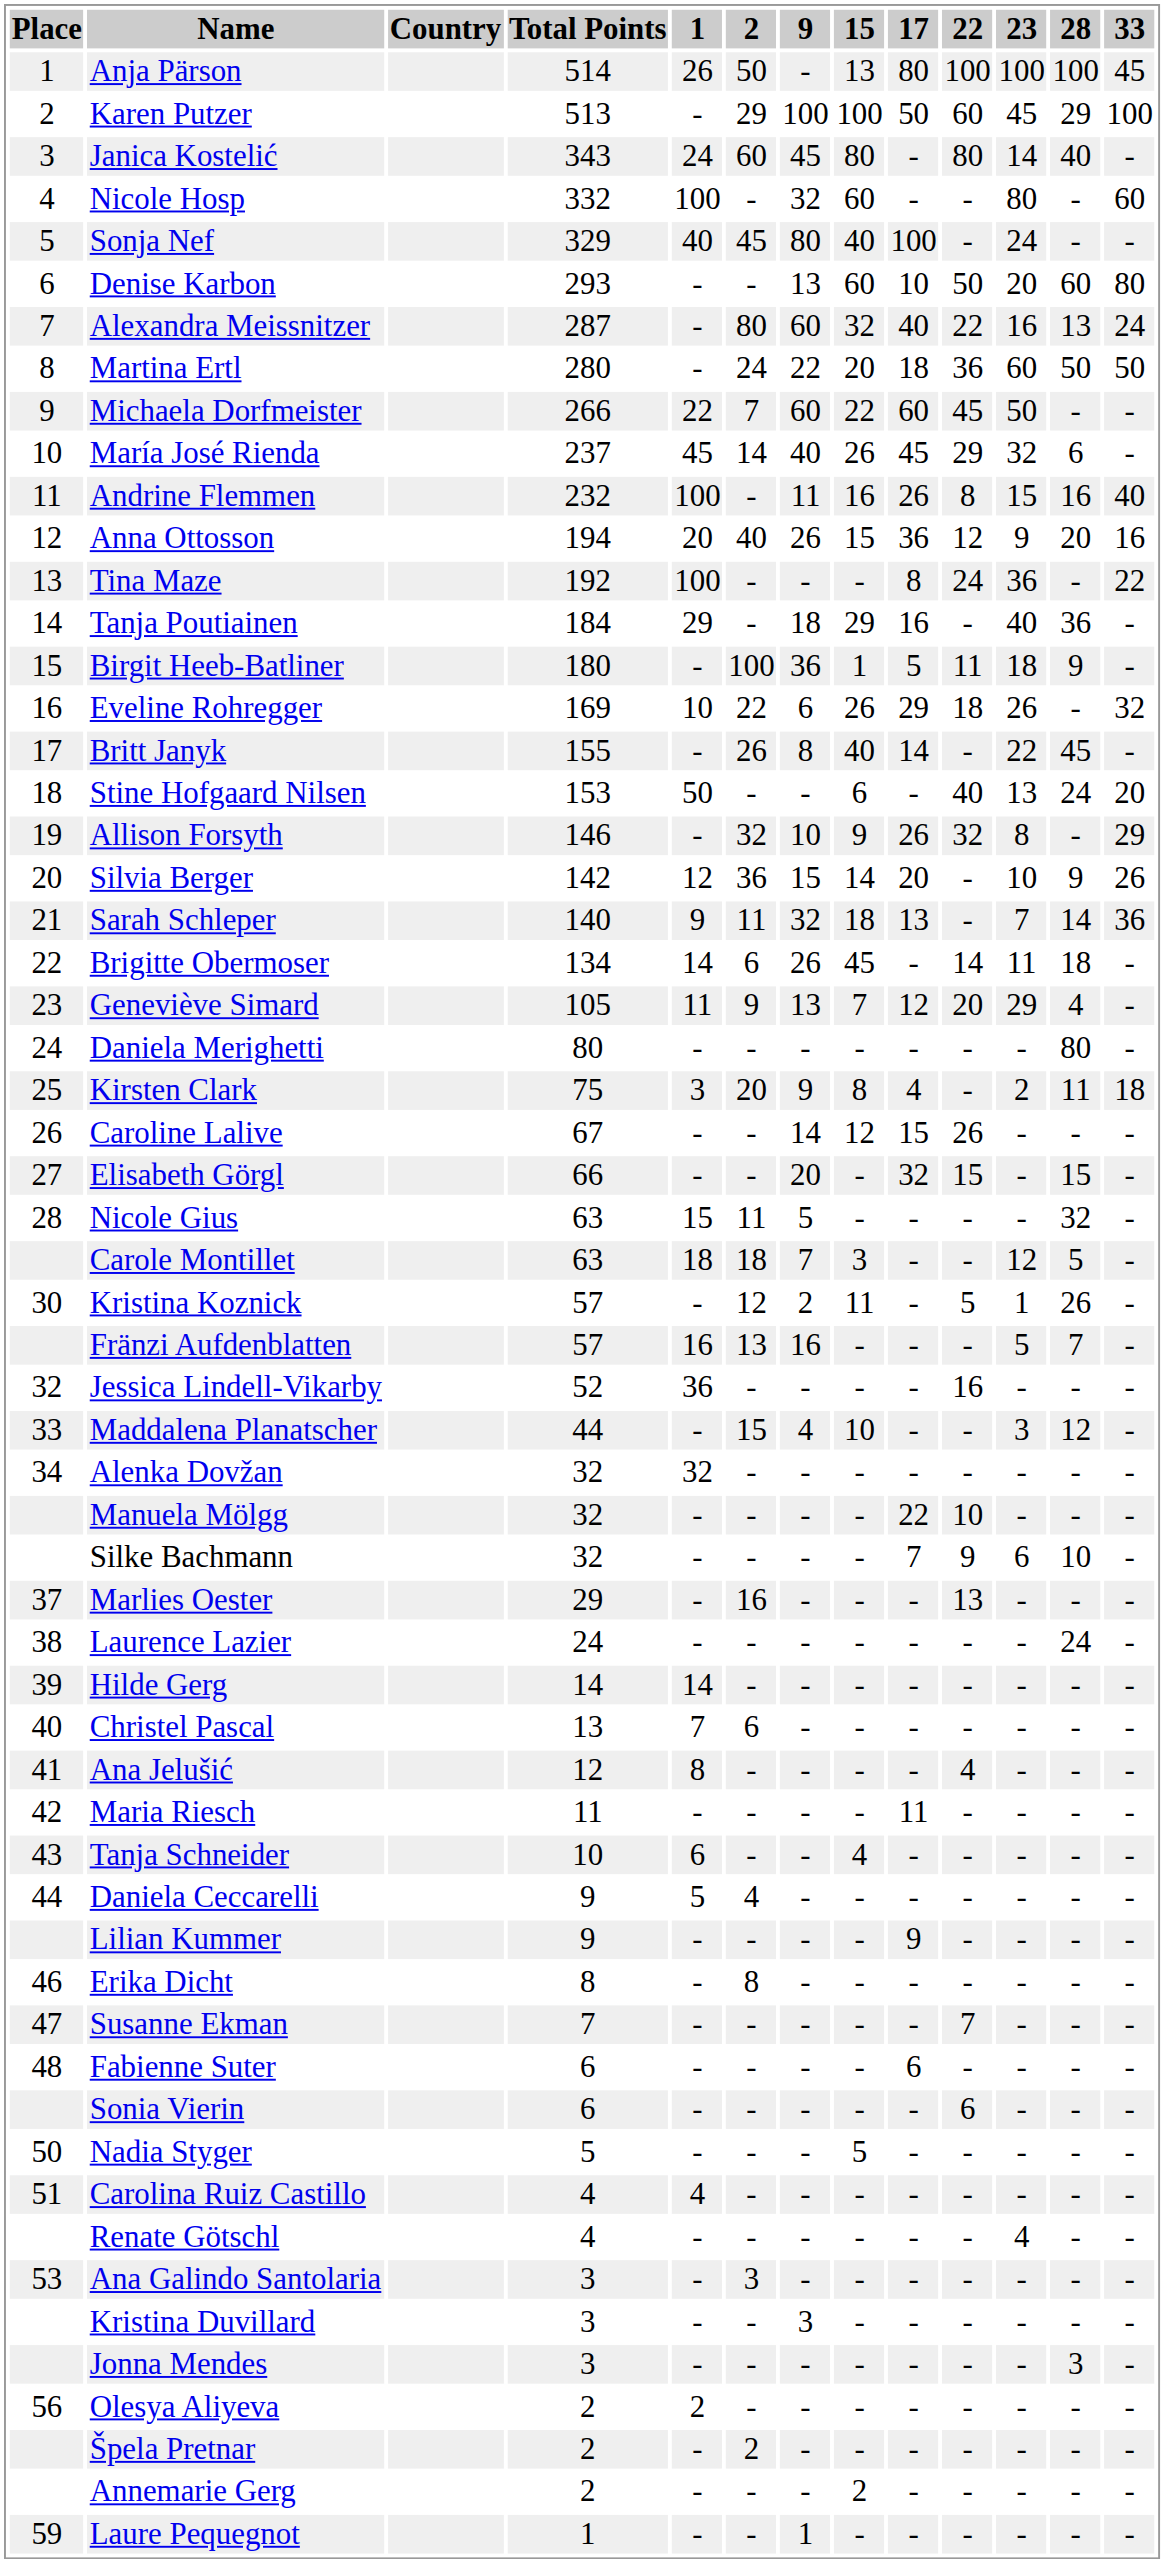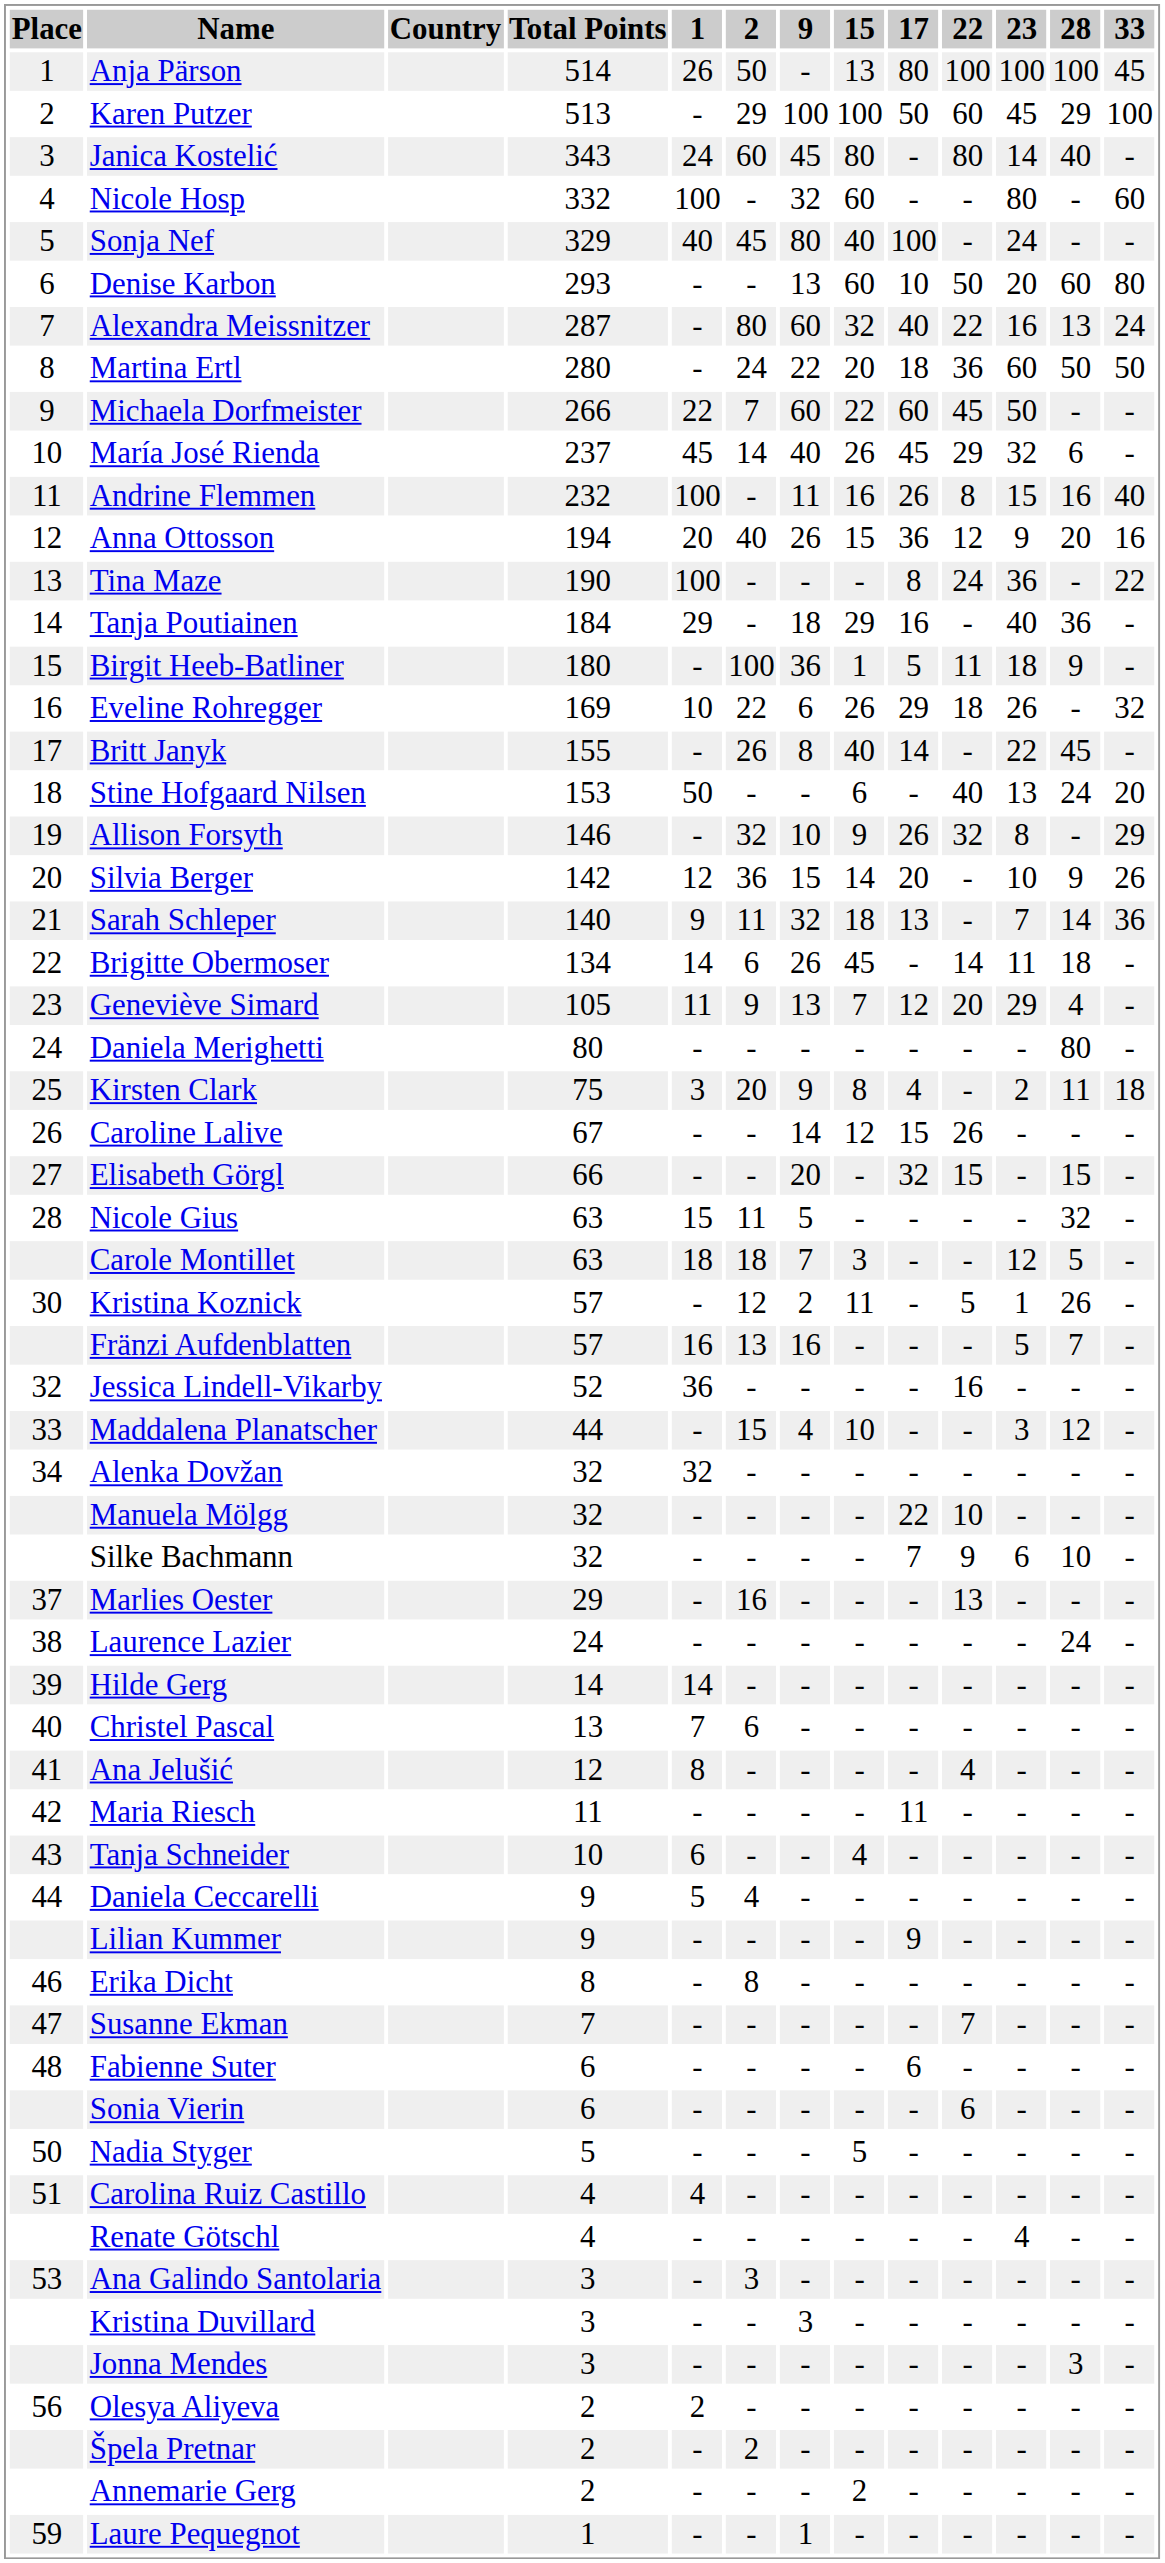(588, 580) 192 -> (588, 580) 190
